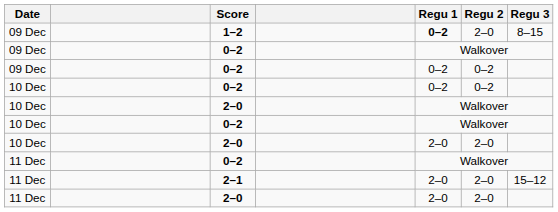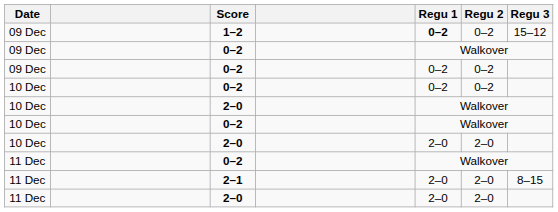(484, 32) 2–0 -> (484, 32) 0–2
(530, 32) 8–15 -> (530, 32) 15–12
(530, 180) 15–12 -> (530, 180) 8–15
